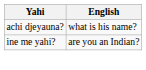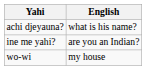+ row: (19, 57)
